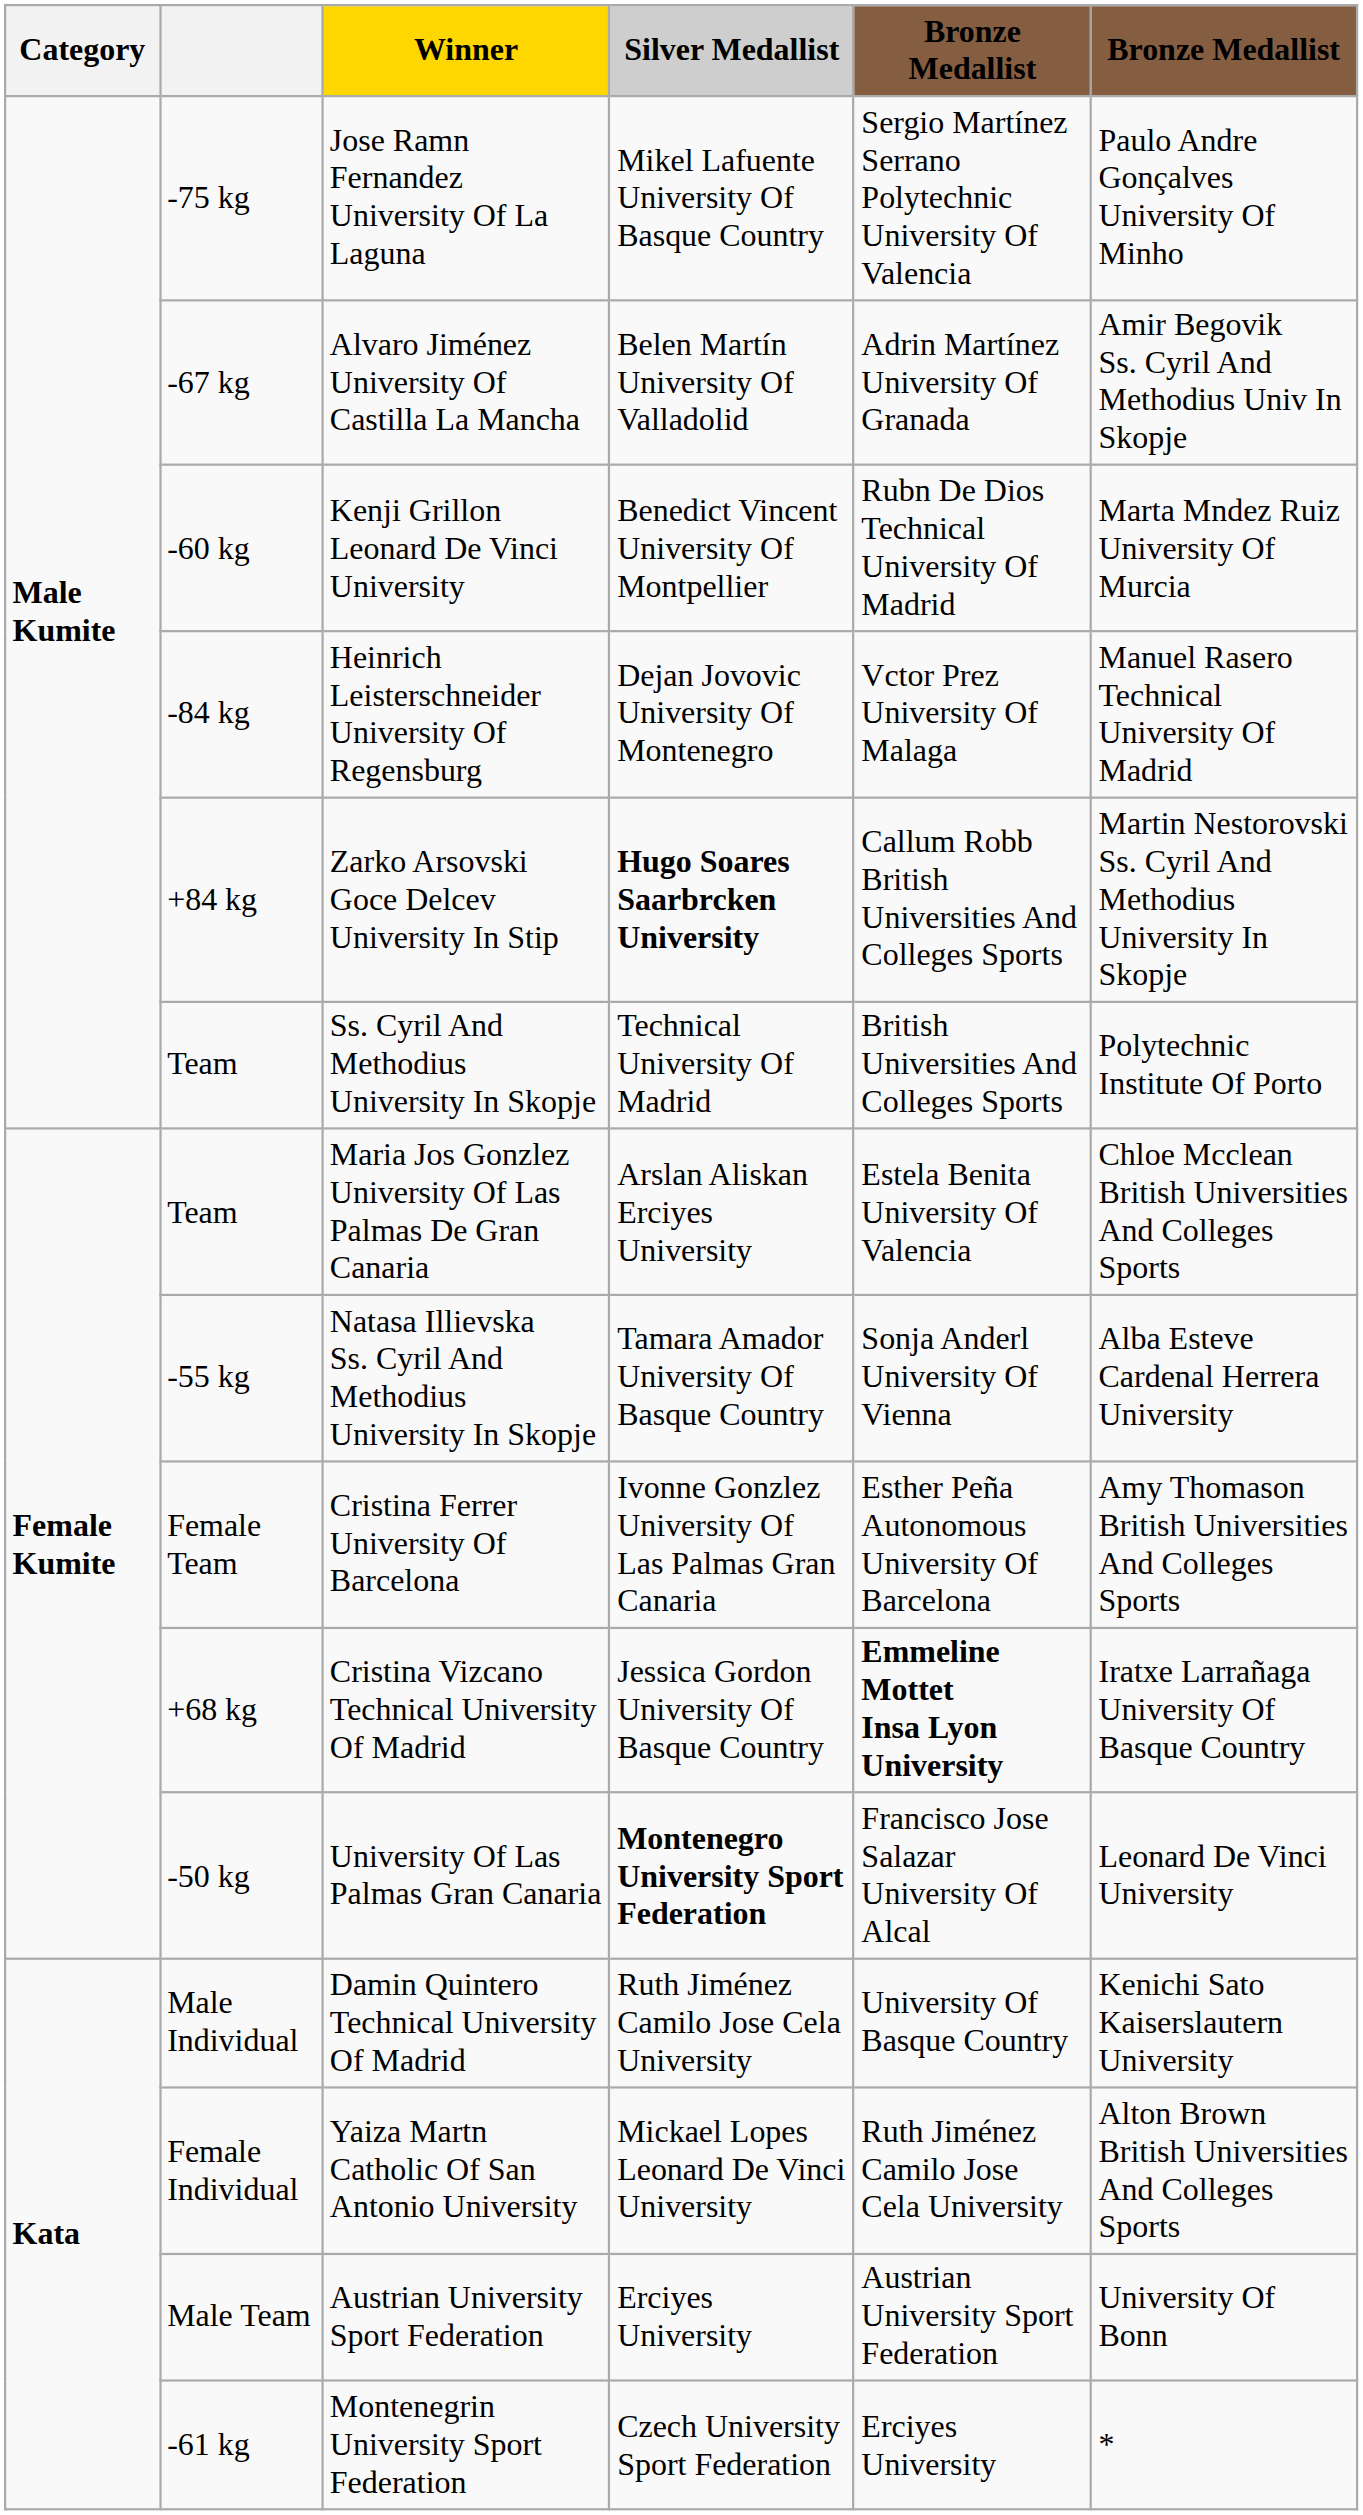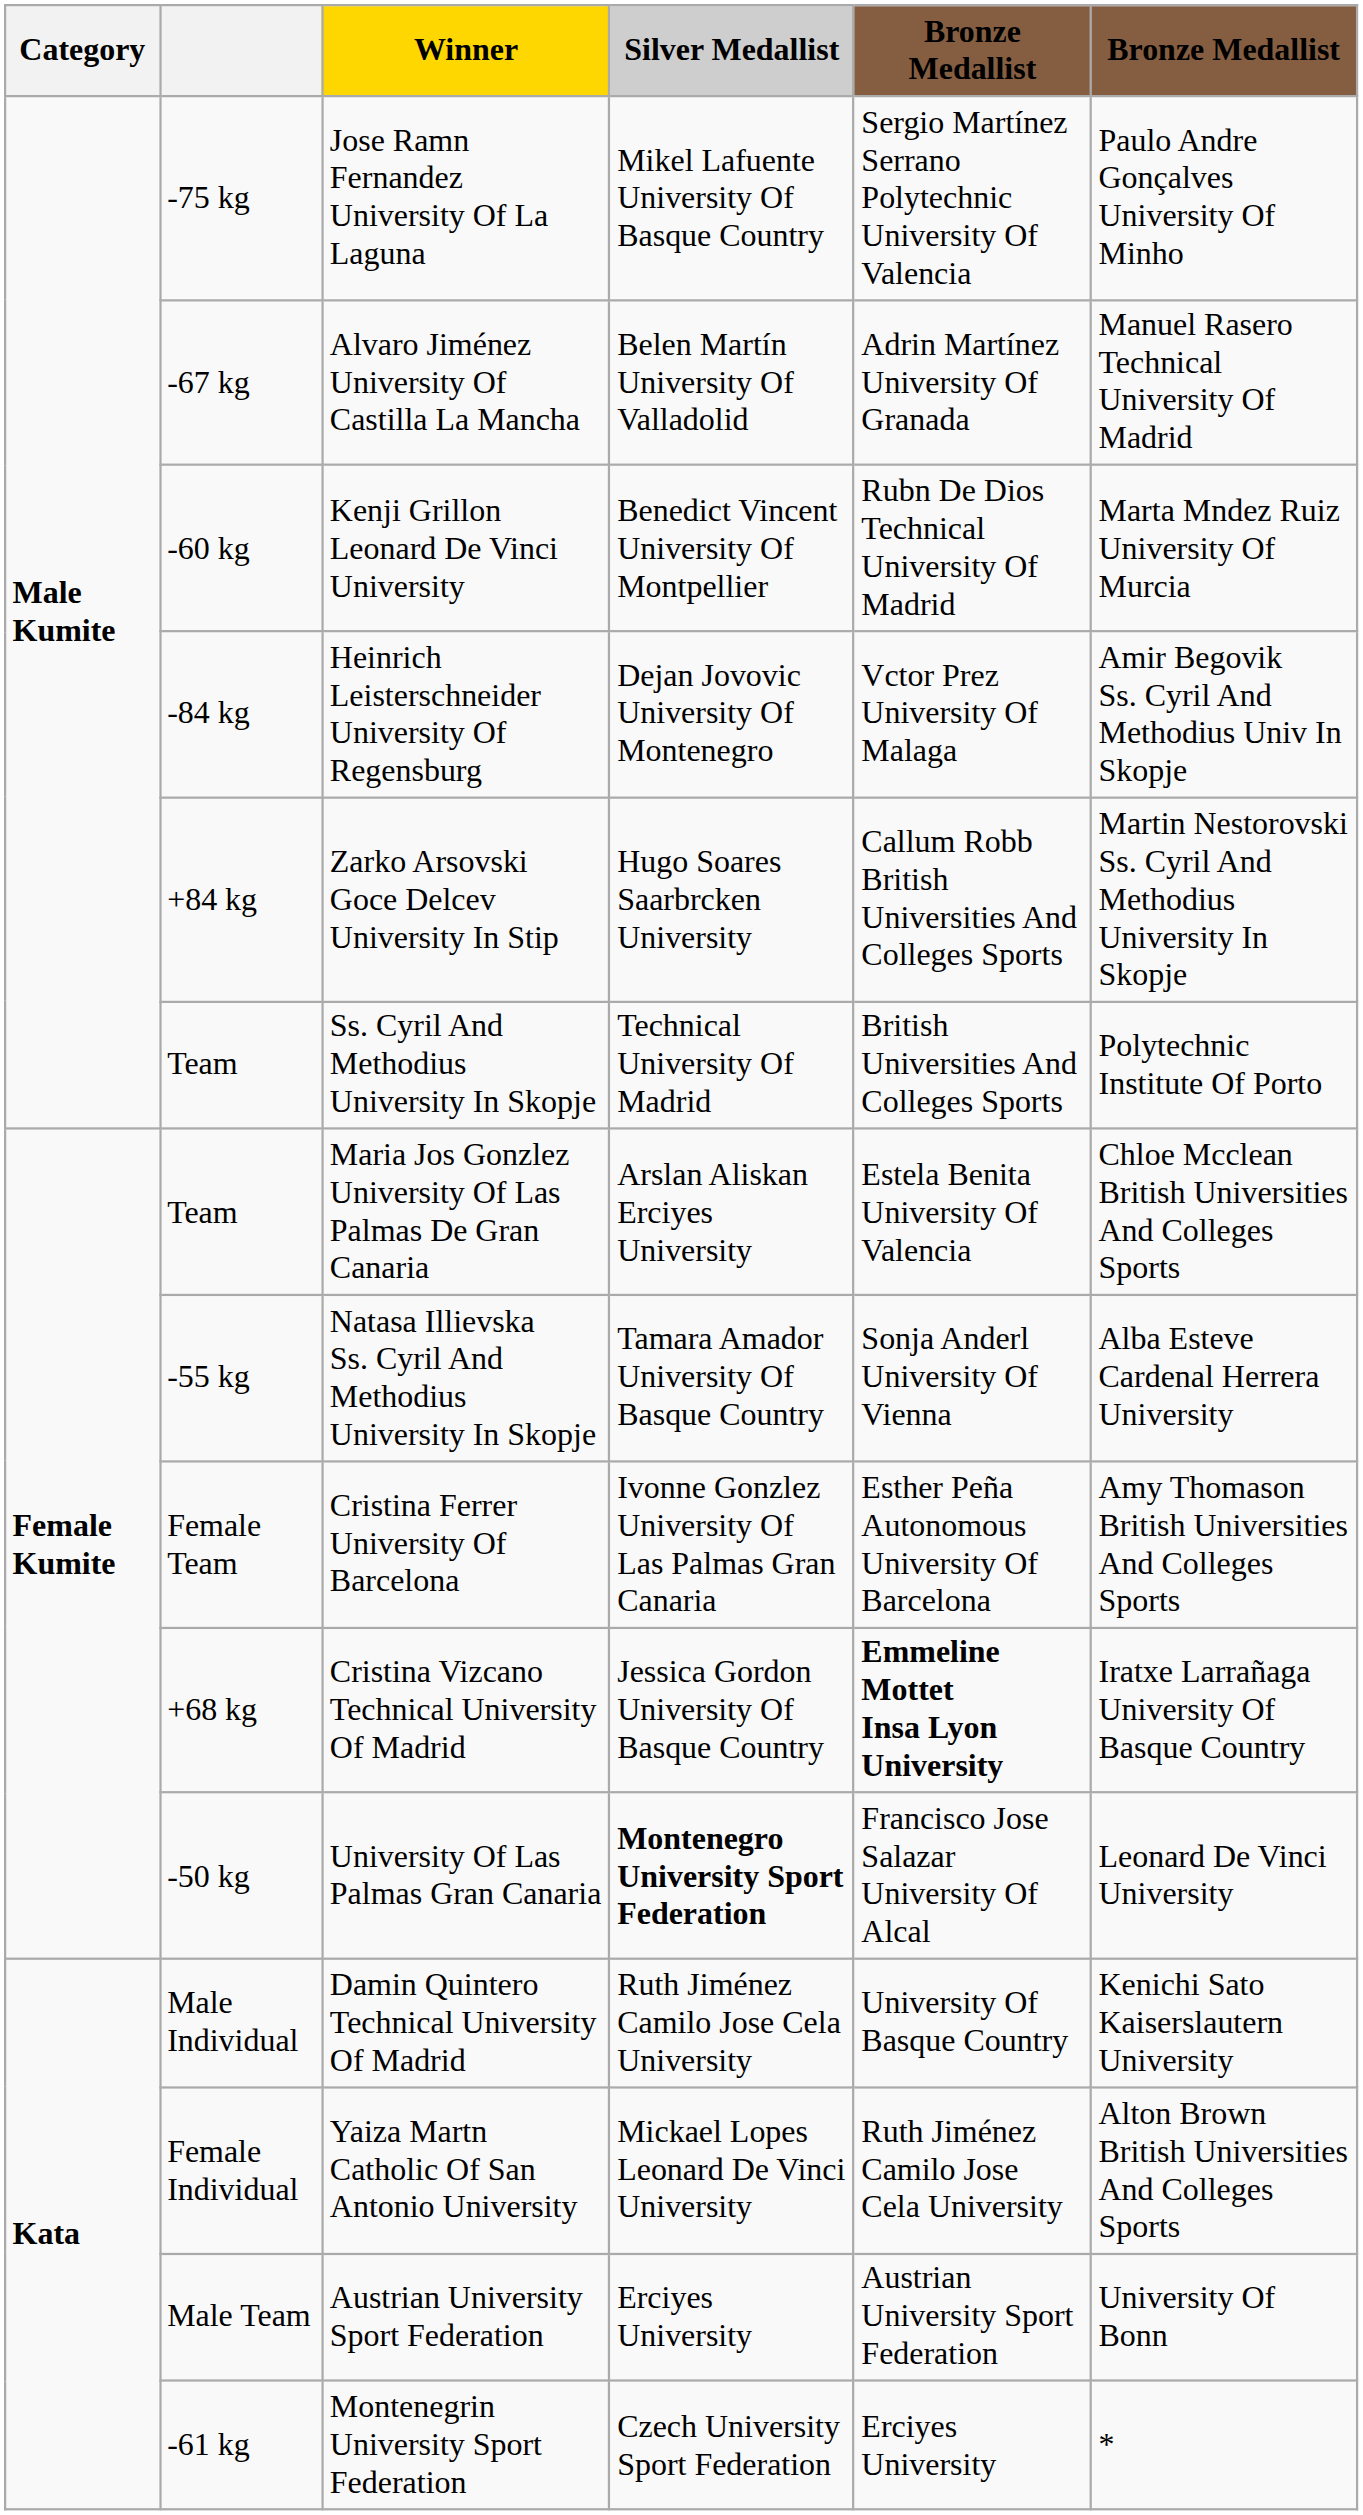(1220, 382) Amir Begovik Ss. Cyril And Methodius Univ In Skopje -> (1196, 382) Manuel Rasero Technical University Of Madrid
(1196, 713) Manuel Rasero Technical University Of Madrid -> (1220, 713) Amir Begovik Ss. Cyril And Methodius Univ In Skopje
(703, 898) bold -> (699, 898) normal
